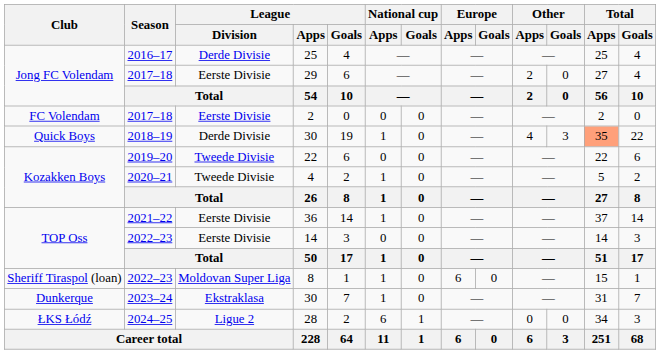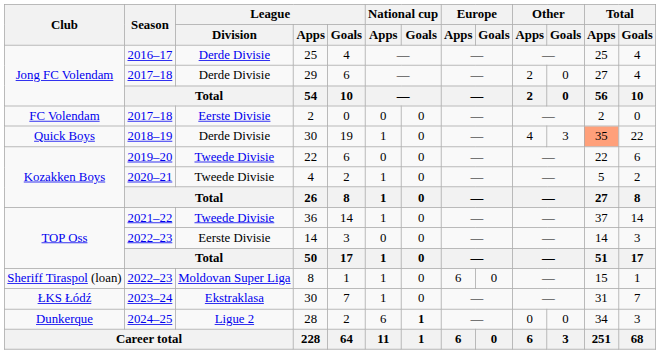(234, 75) Eerste Divisie -> (234, 75) Derde Divisie
(234, 217) Eerste Divisie -> (234, 217) Tweede Divisie
(64, 298) Dunkerque -> (64, 298) ŁKS Łódź
(64, 319) ŁKS Łódź -> (64, 319) Dunkerque
(421, 319) normal -> (421, 319) bold
